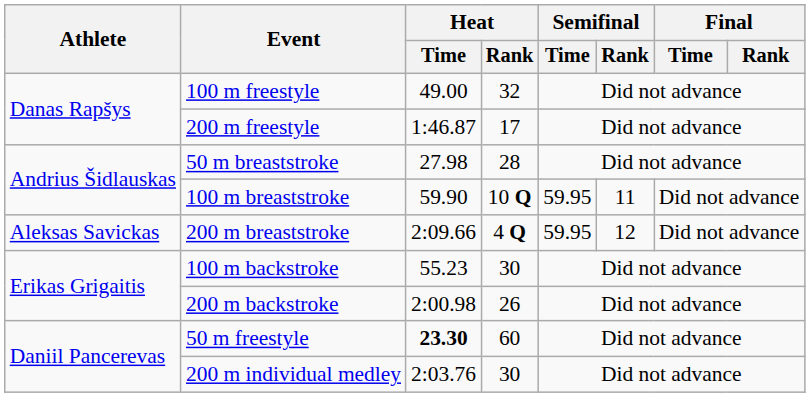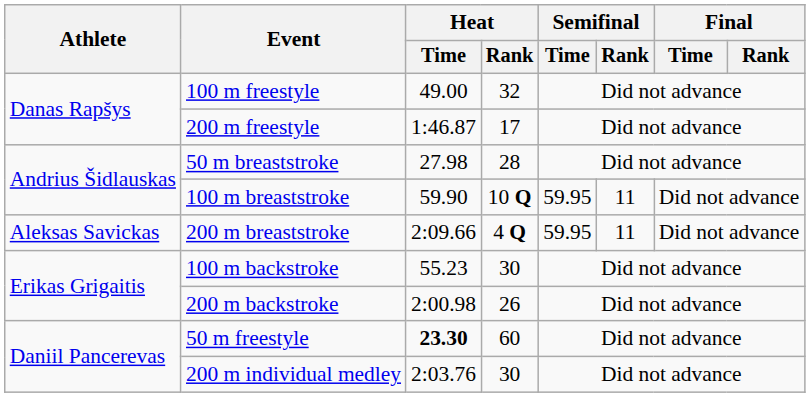(625, 233) 12 -> (625, 233) 11
